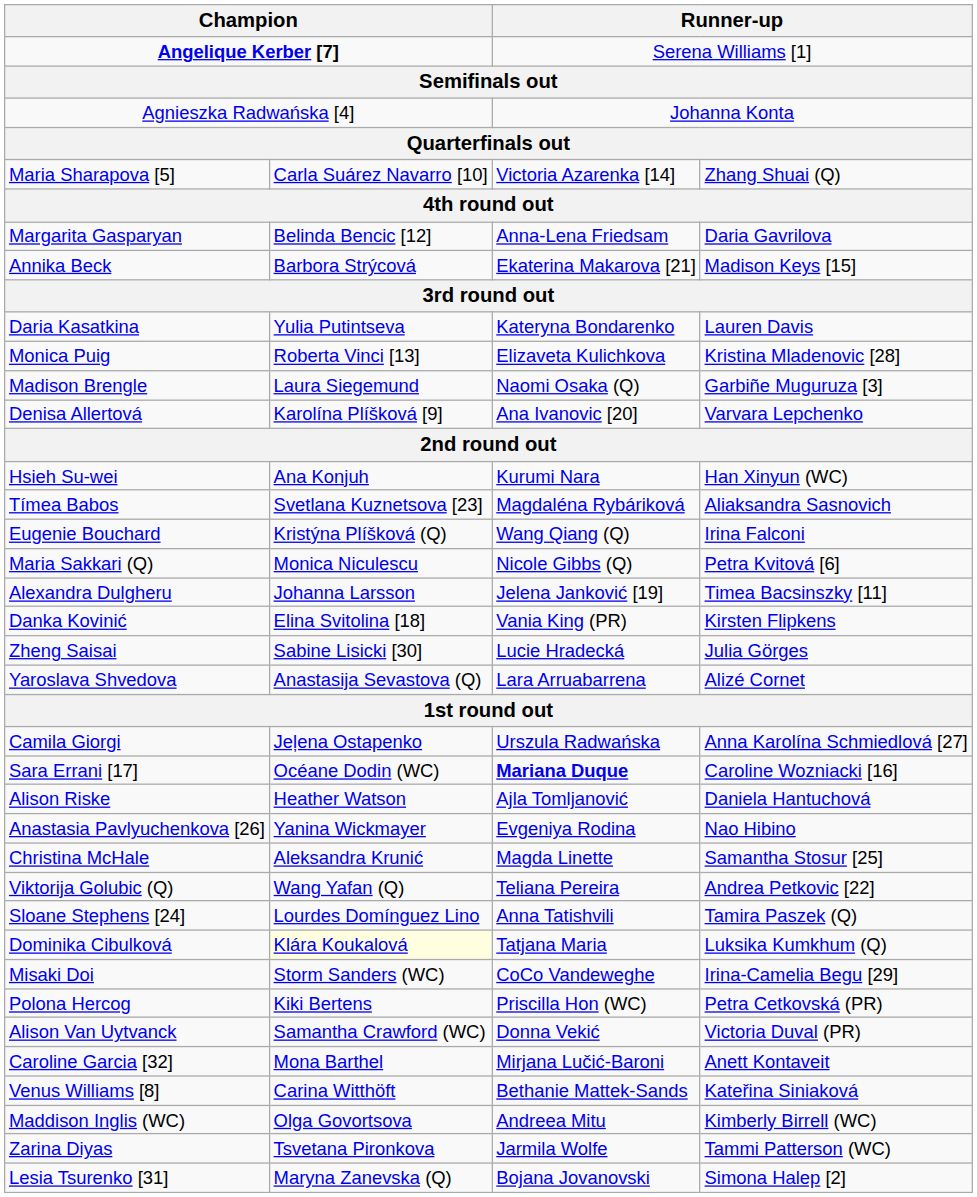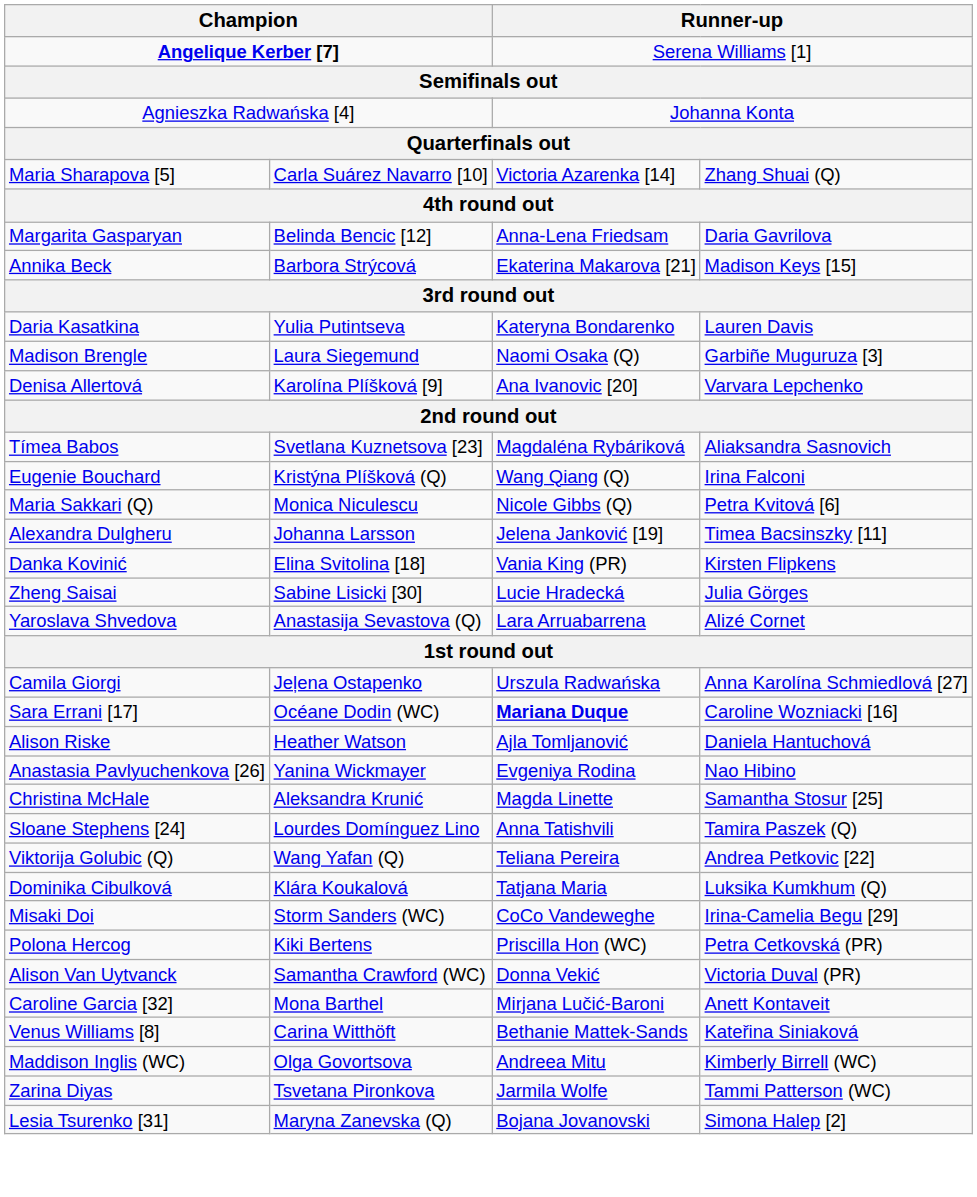- row: (60, 356)
- row: (63, 476)
rows swapped: (97, 916) <-> (91, 887)
(341, 945) lightyellow background -> (341, 887) no background
